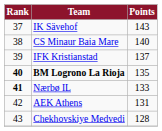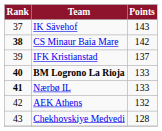(18, 42) normal -> (18, 42) bold
(142, 42) 140 -> (142, 42) 142
(142, 73) 135 -> (142, 73) 133
(142, 103) 131 -> (142, 103) 132
